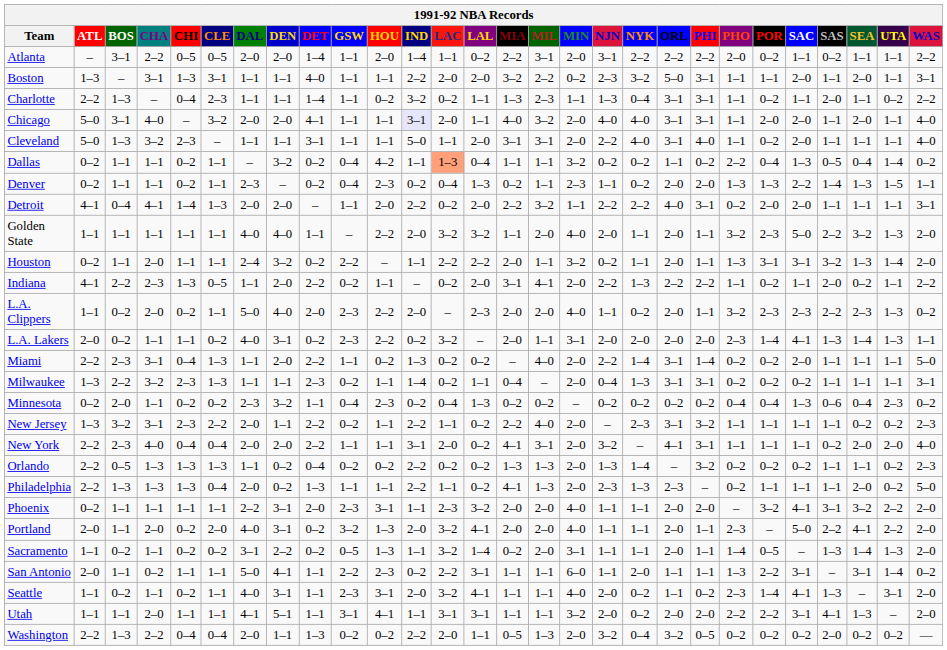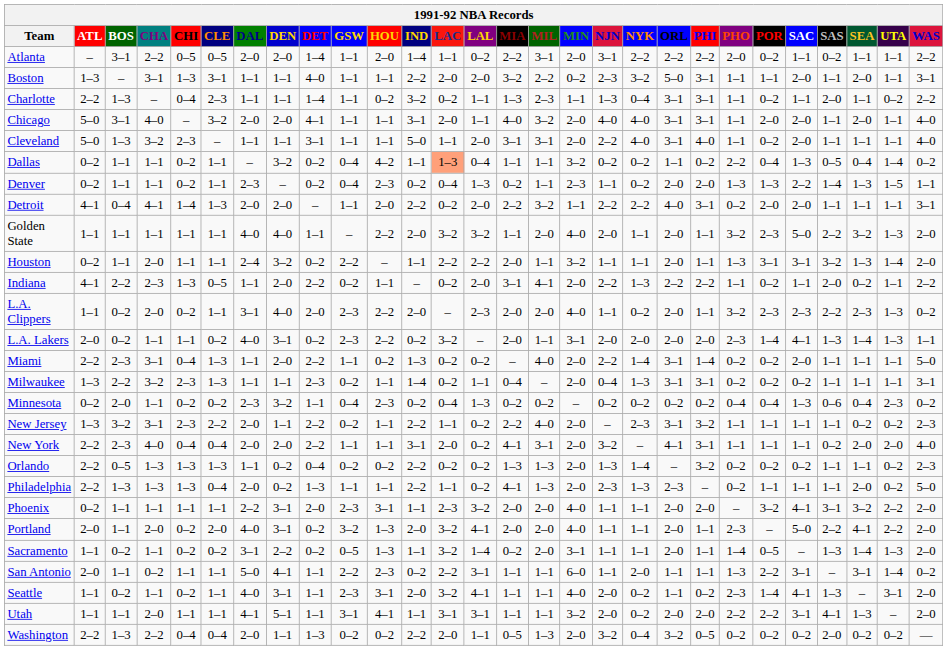(417, 120) lavender background -> (417, 120) no background
(607, 261) 0–2 -> (607, 261) 1–1
(250, 311) 5–0 -> (250, 311) 3–1
